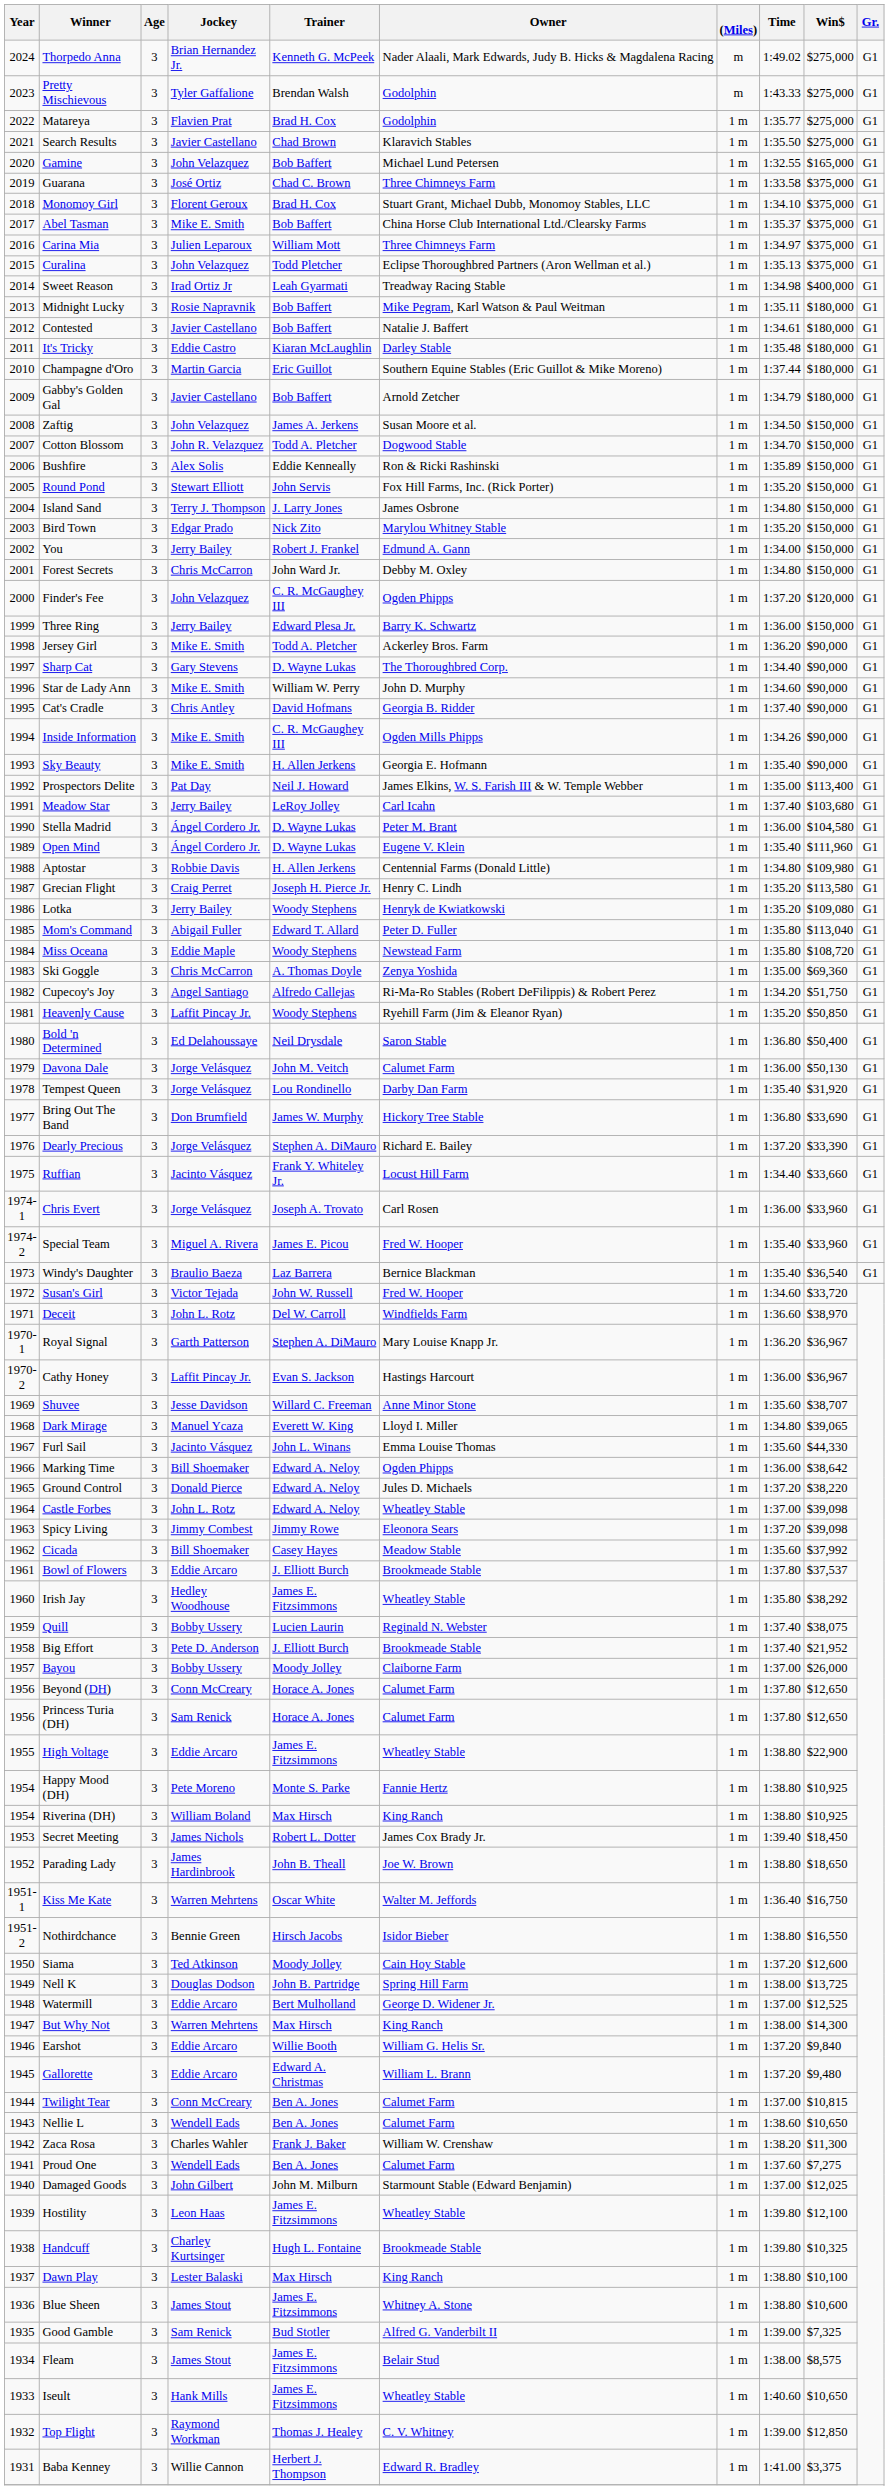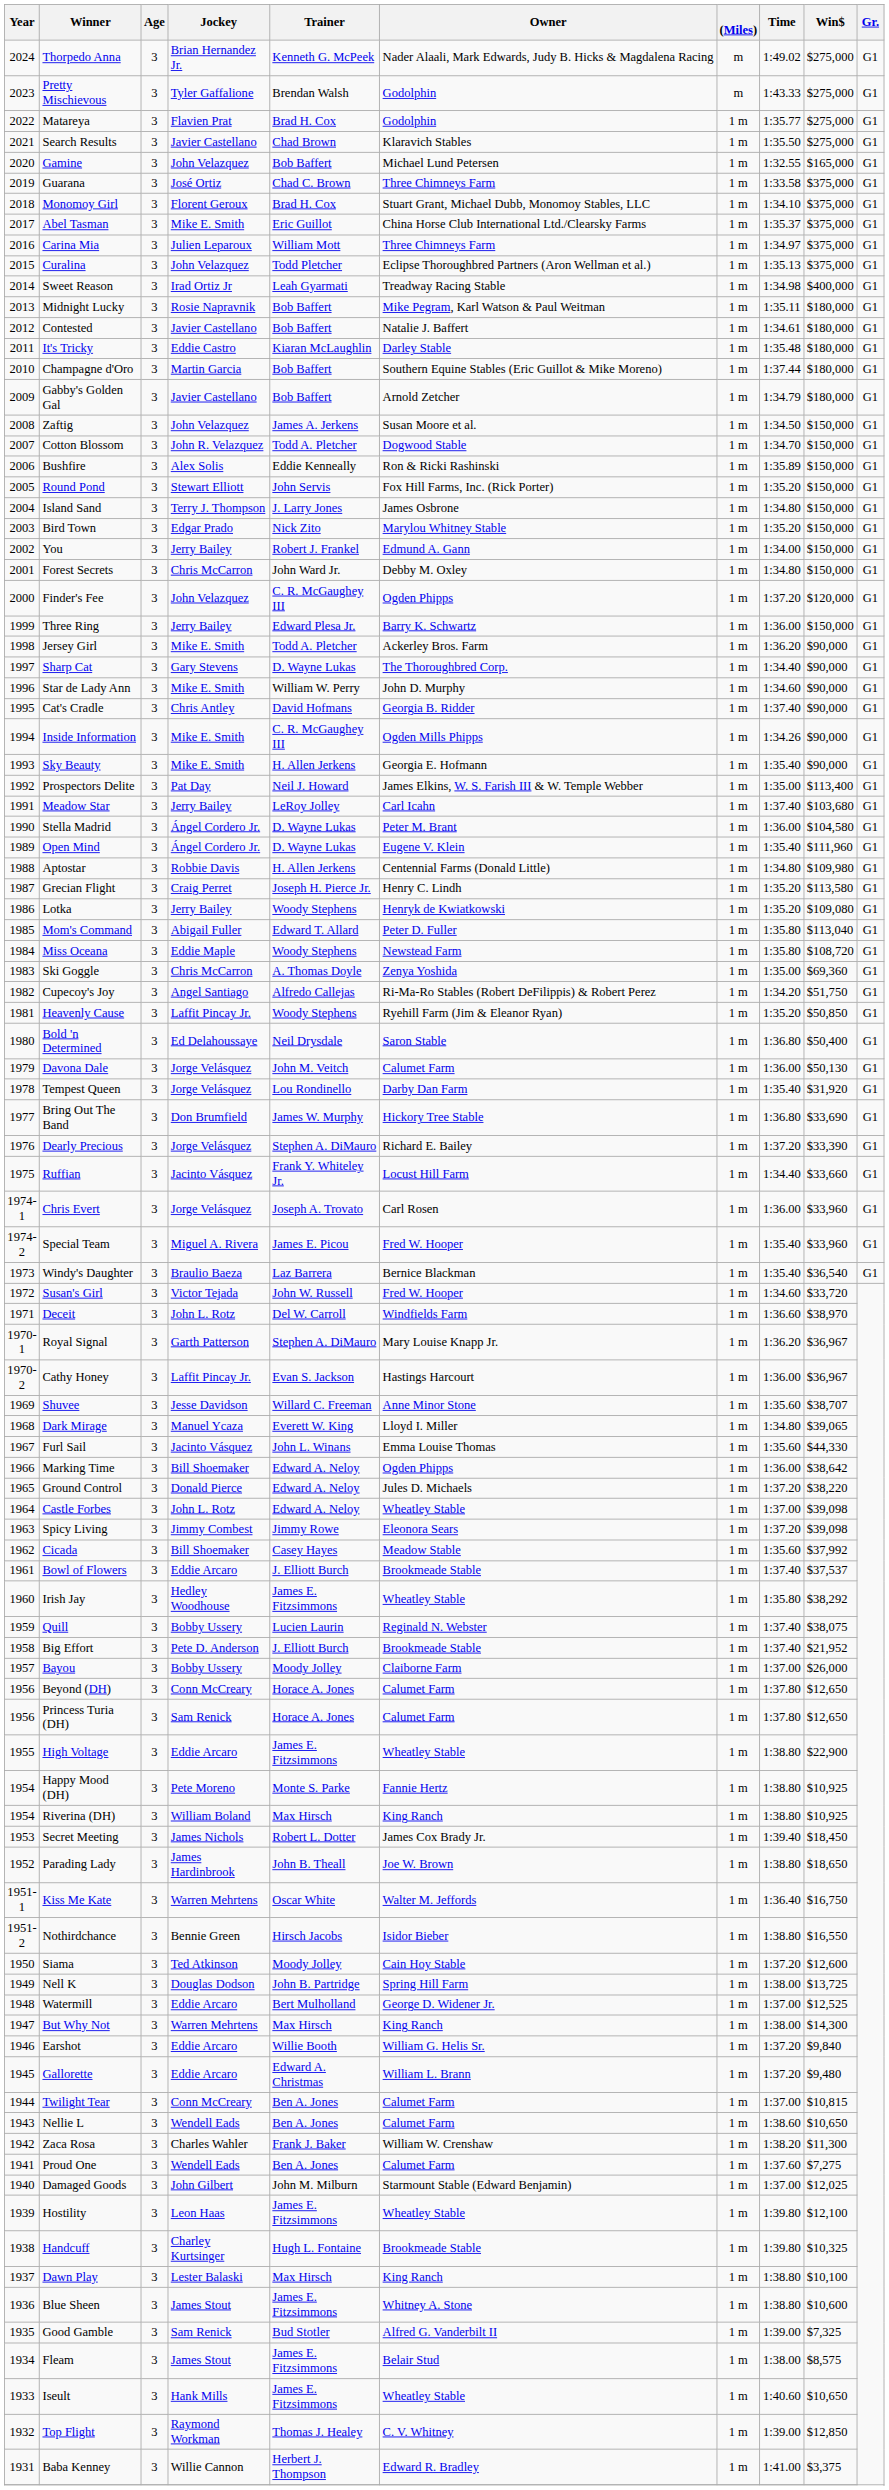(302, 224) Bob Baffert -> (302, 224) Eric Guillot
(302, 369) Eric Guillot -> (302, 369) Bob Baffert
(782, 1571) 1:37.80 -> (782, 1571) 1:37.40
